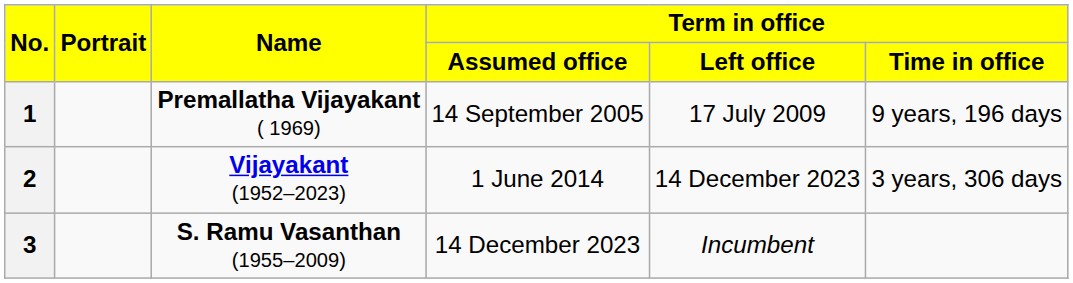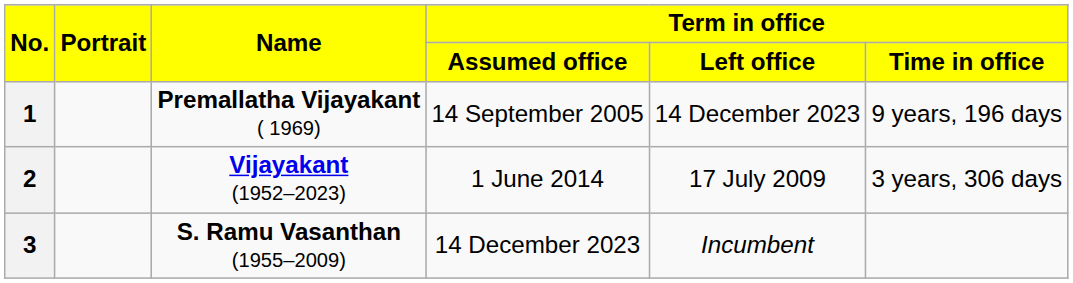(757, 113) 17 July 2009 -> (757, 113) 14 December 2023
(757, 179) 14 December 2023 -> (757, 179) 17 July 2009
